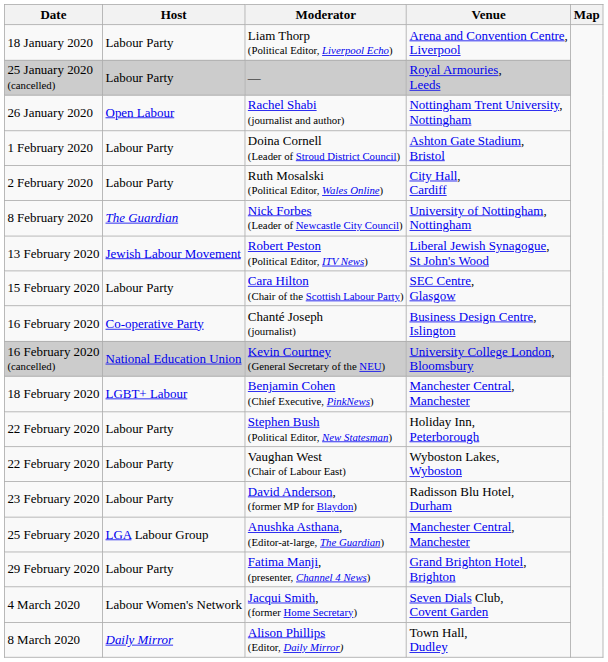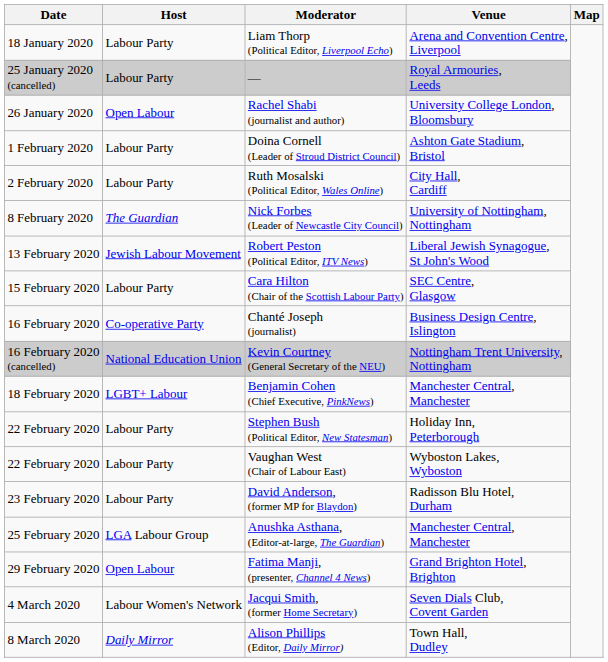(486, 112) Nottingham Trent University, Nottingham -> (482, 112) University College London, Bloomsbury
(482, 358) University College London, Bloomsbury -> (486, 358) Nottingham Trent University, Nottingham
(140, 569) Labour Party -> (140, 569) Open Labour
